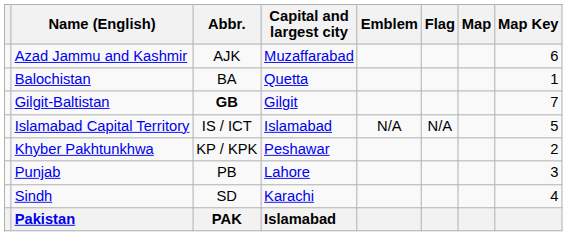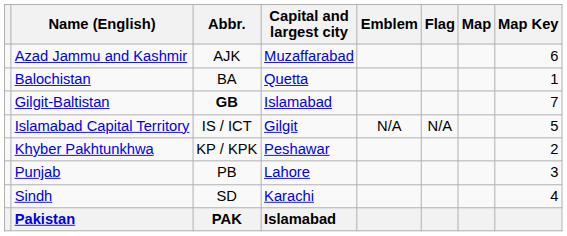(281, 102) Gilgit -> (298, 102) Islamabad
(298, 126) Islamabad -> (281, 126) Gilgit
